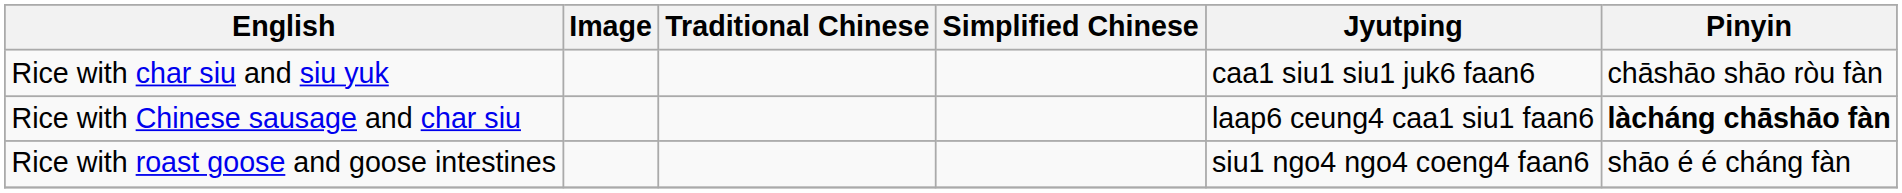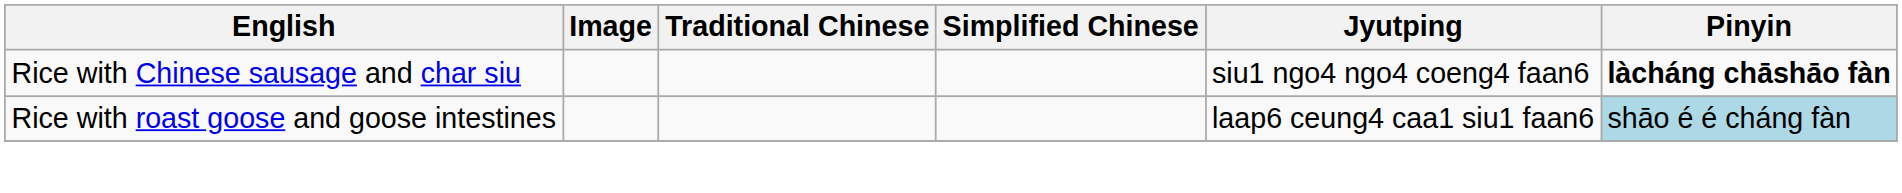- row: (200, 72)
(1403, 118) laap6 ceung4 caa1 siu1 faan6 -> (1401, 72) siu1 ngo4 ngo4 coeng4 faan6
(1401, 163) siu1 ngo4 ngo4 coeng4 faan6 -> (1403, 118) laap6 ceung4 caa1 siu1 faan6
(1729, 163) no background -> (1729, 118) lightblue background
